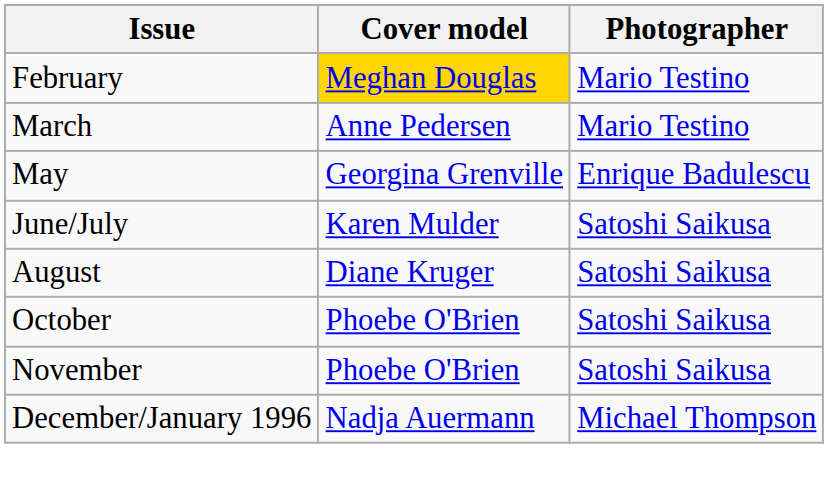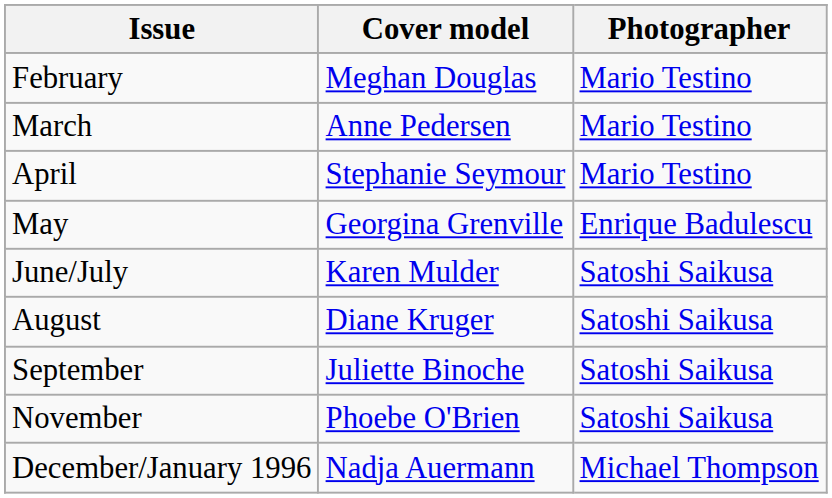(431, 77) gold background -> (431, 77) no background
+ row: (44, 175)
+ row: (78, 369)
- row: (62, 321)
